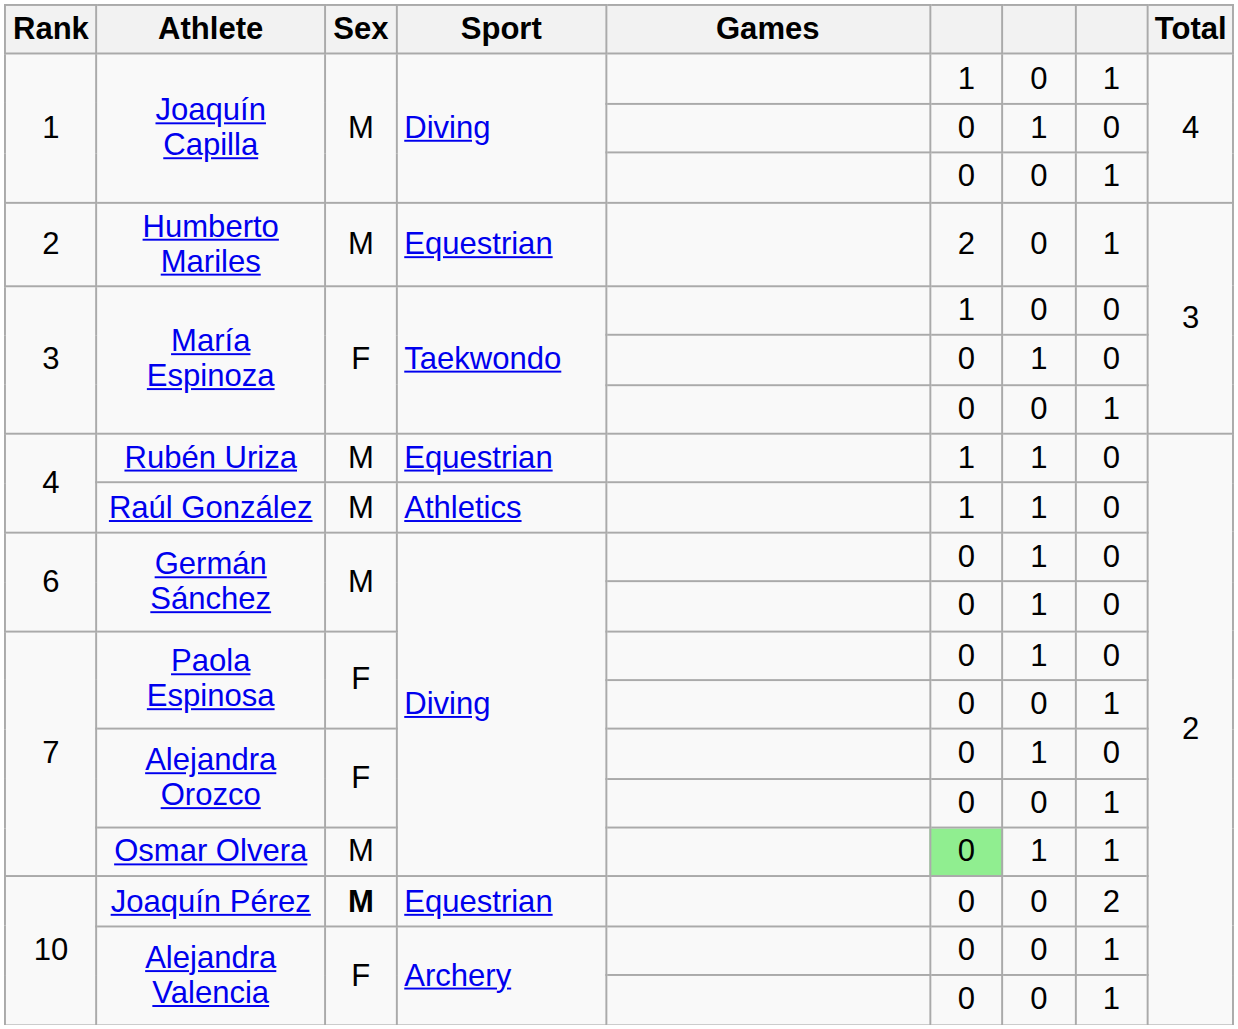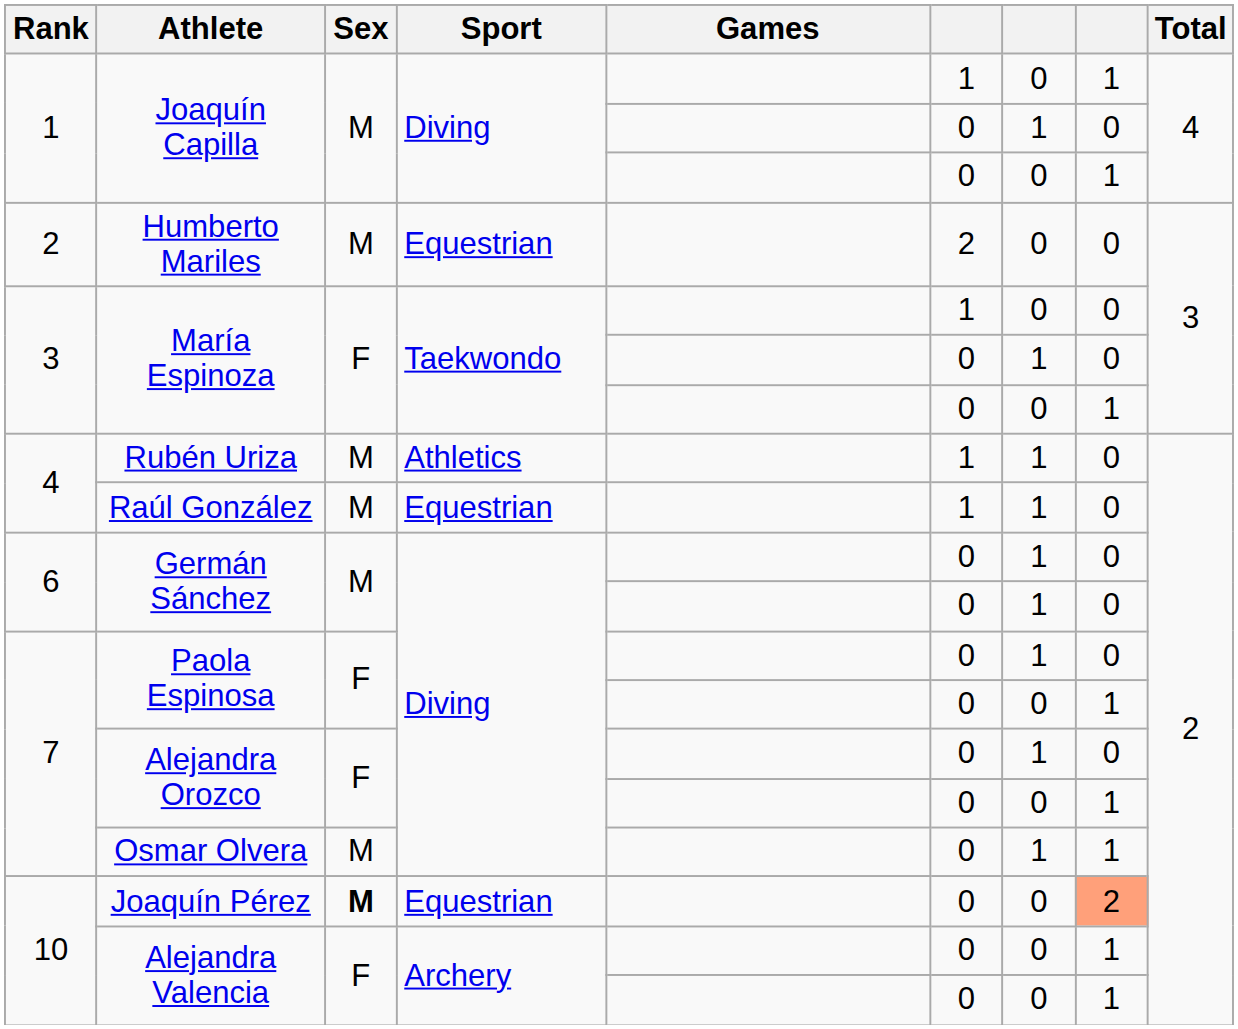(1111, 243) 1 -> (1111, 243) 0
(478, 457) Equestrian -> (463, 457) Athletics
(463, 507) Athletics -> (478, 507) Equestrian
(966, 851) lightgreen background -> (966, 851) no background
(1111, 900) no background -> (1111, 900) lightsalmon background
